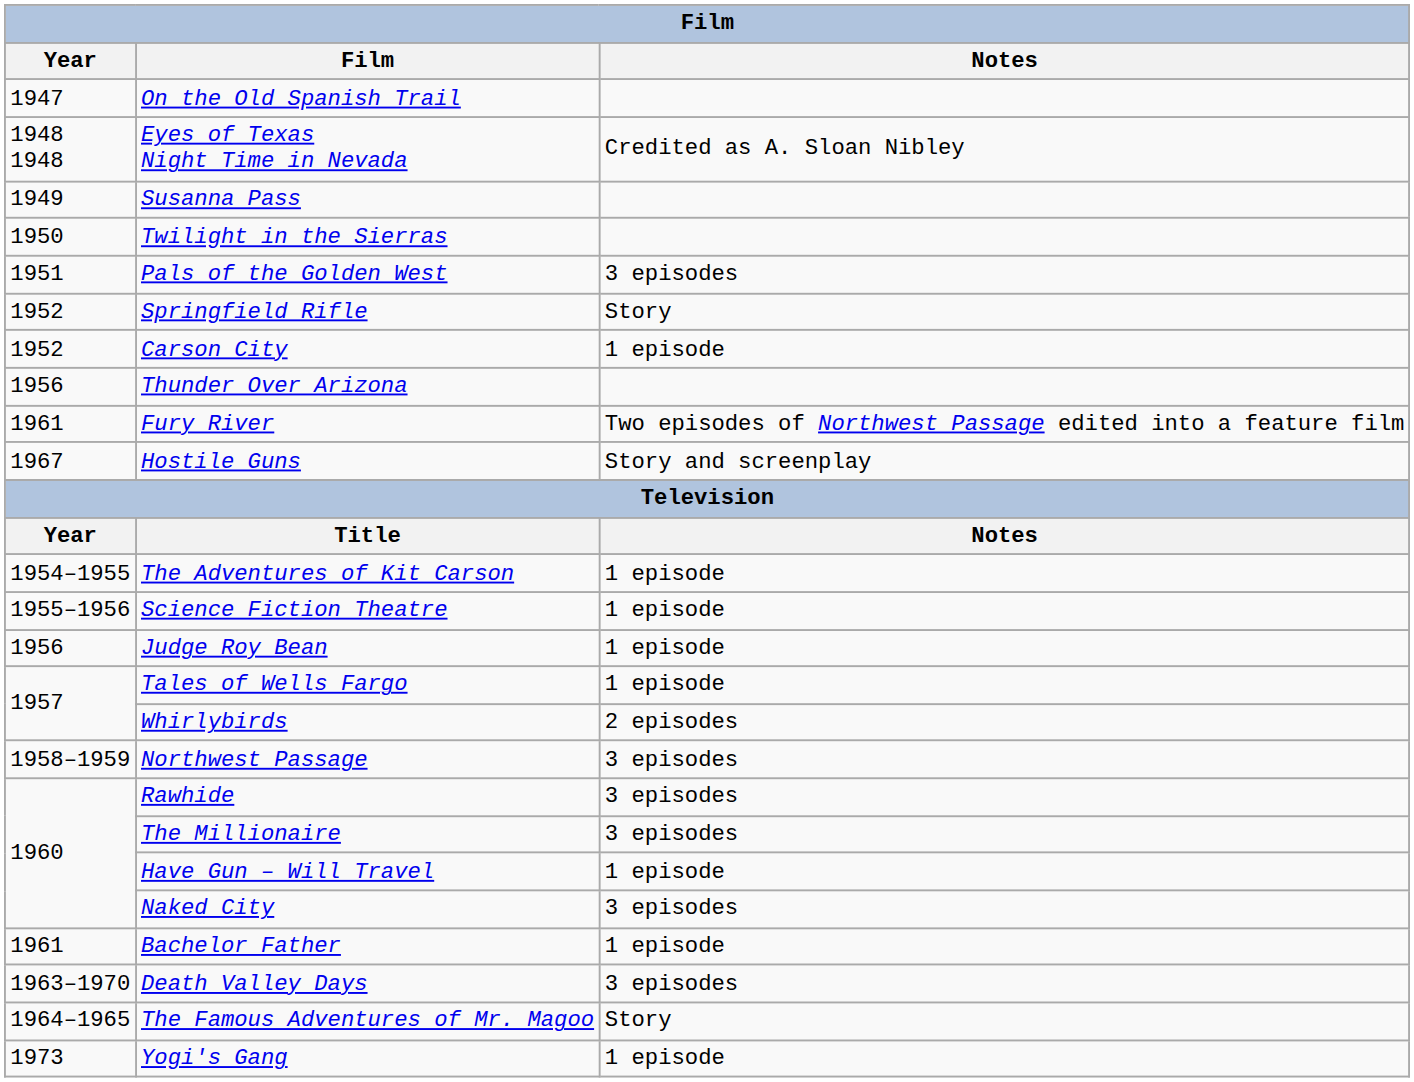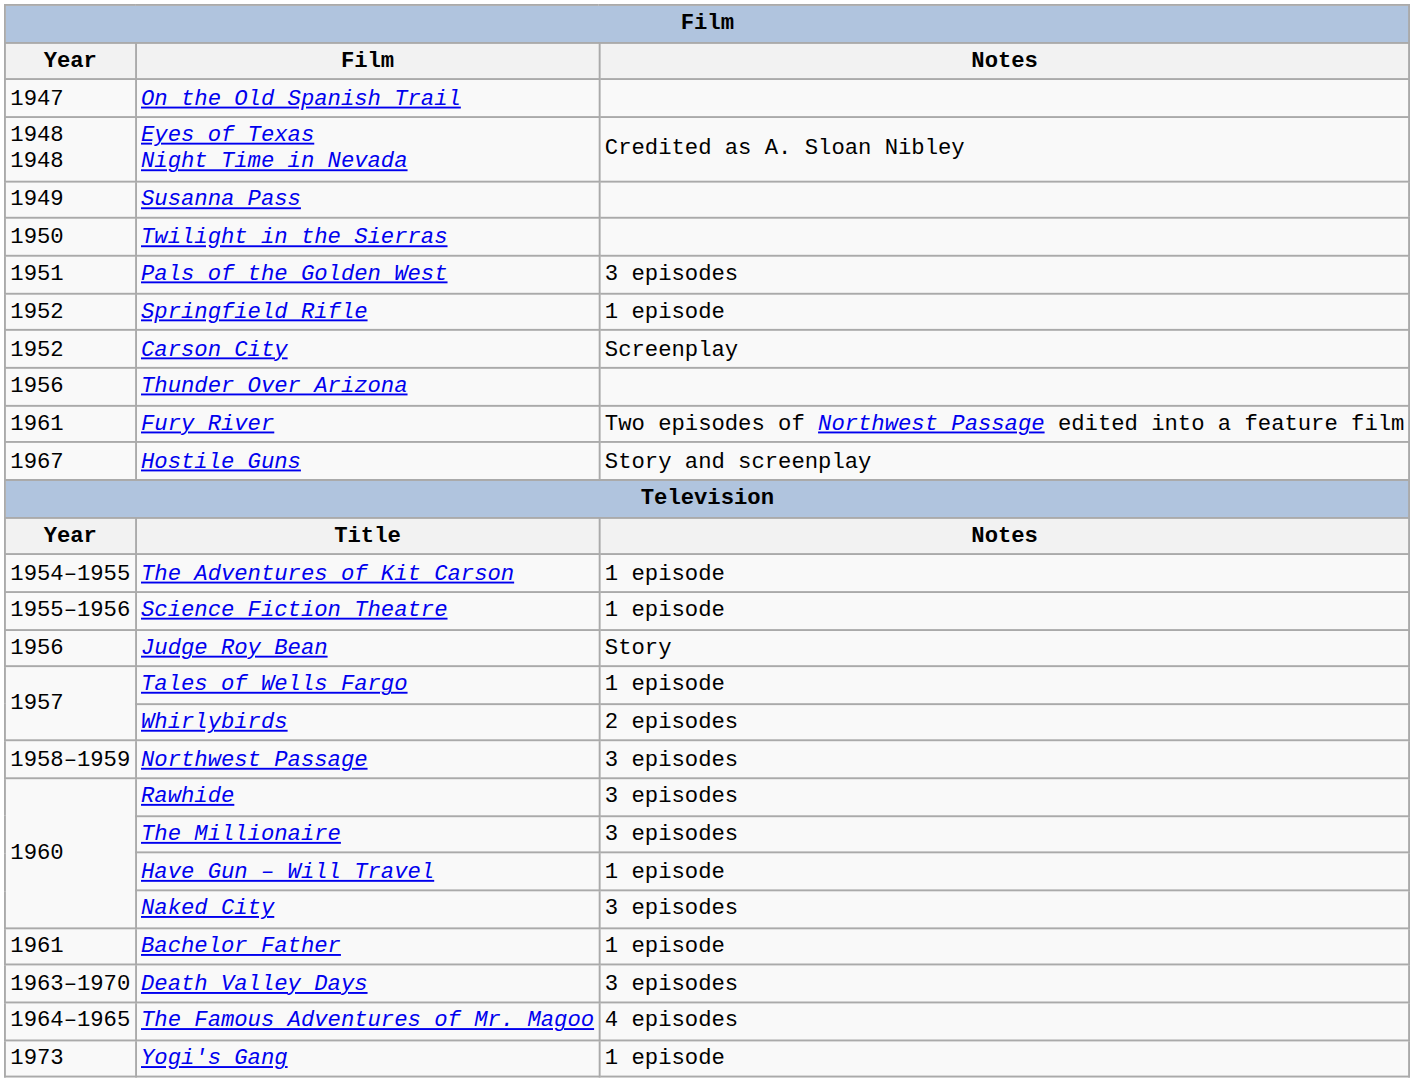(638, 311) Story -> (665, 311) 1 episode
(665, 349) 1 episode -> (671, 349) Screenplay
(665, 647) 1 episode -> (638, 647) Story
(638, 1021) Story -> (671, 1021) 4 episodes
